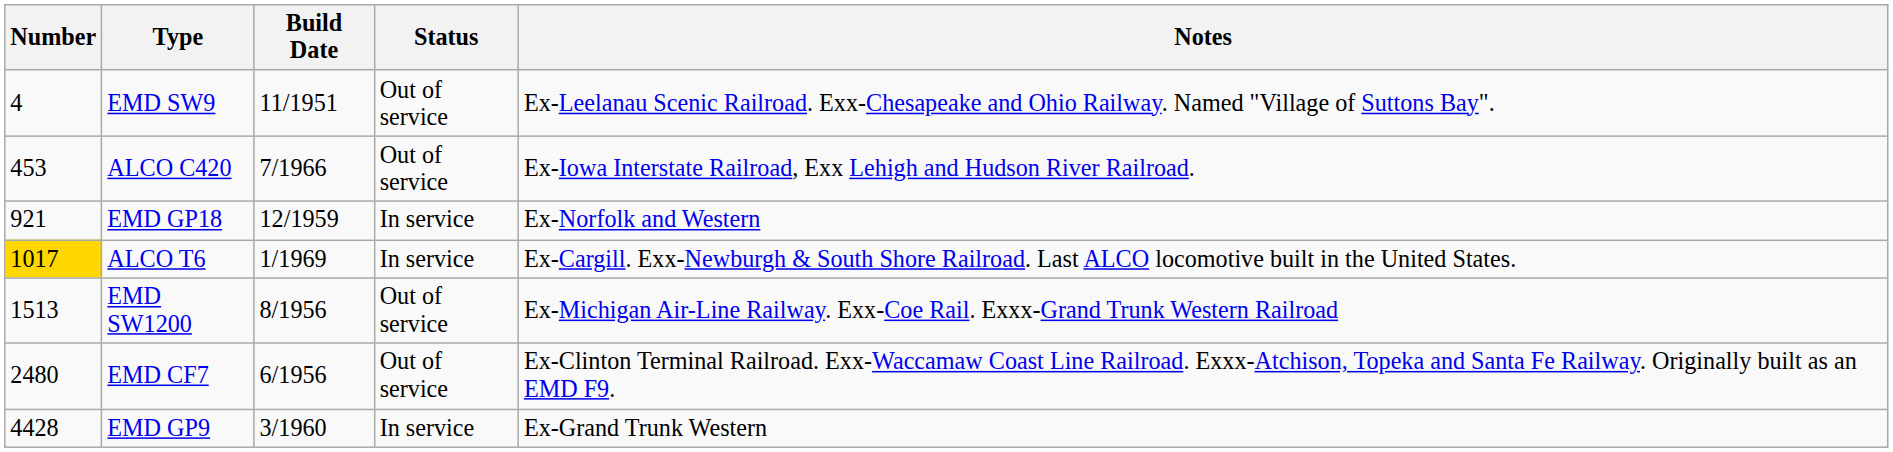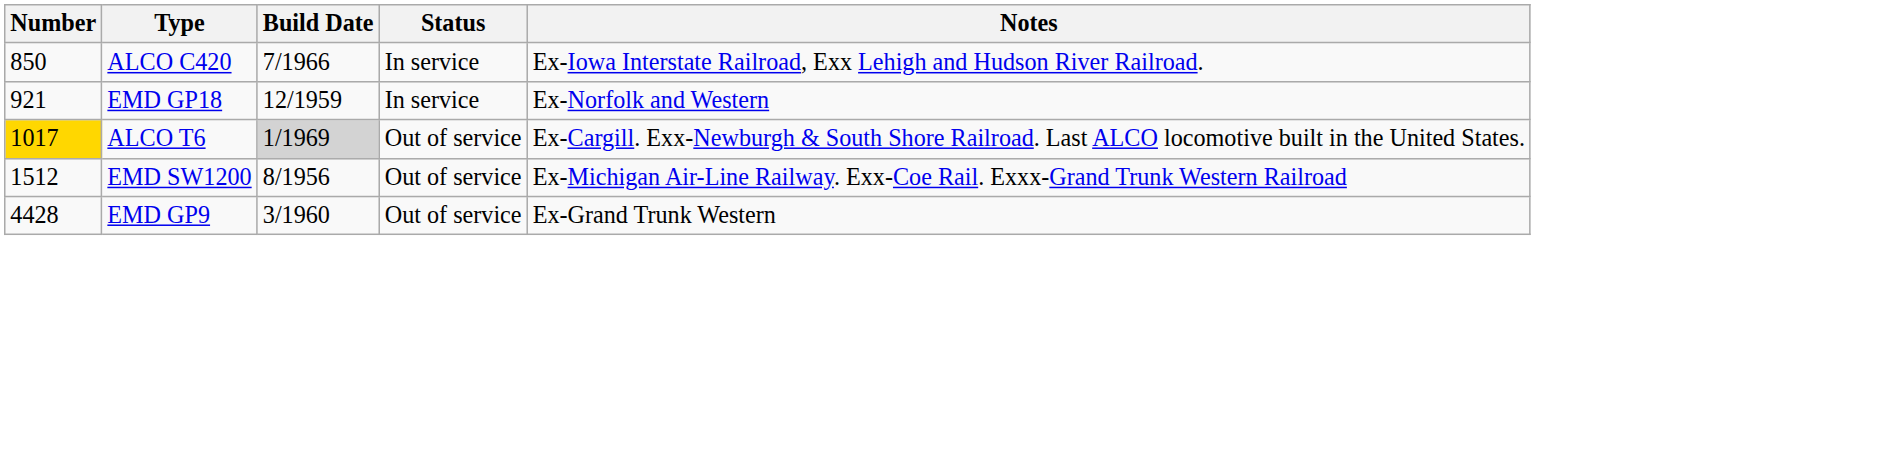- row: (161, 102)
(28, 168) 453 -> (28, 61) 850
(414, 168) Out of service -> (432, 61) In service
(293, 258) no background -> (296, 138) lightgrey background
(427, 258) In service -> (453, 138) Out of service
(34, 310) 1513 -> (34, 176) 1512
- row: (158, 375)
(427, 427) In service -> (453, 215) Out of service
